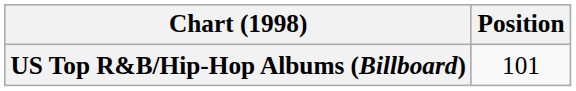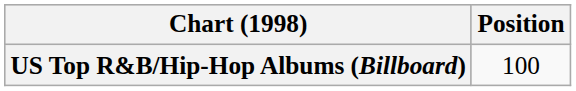(521, 64) 101 -> (521, 64) 100
